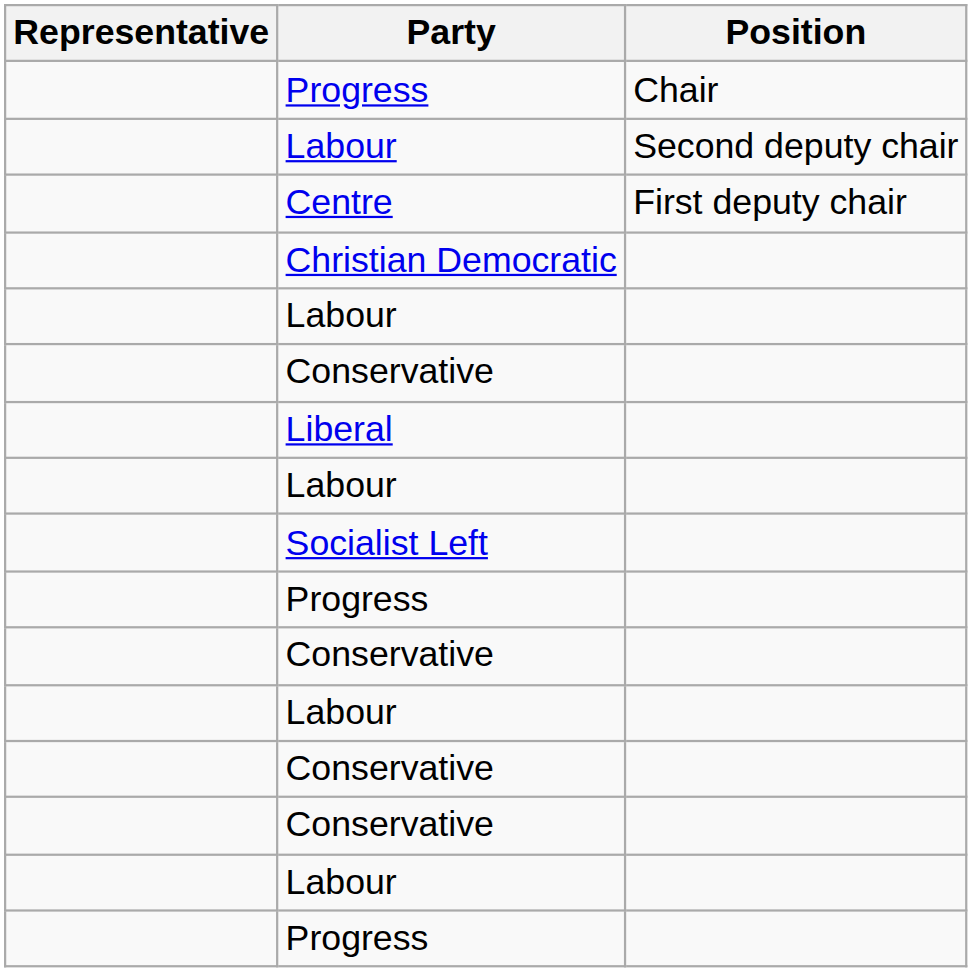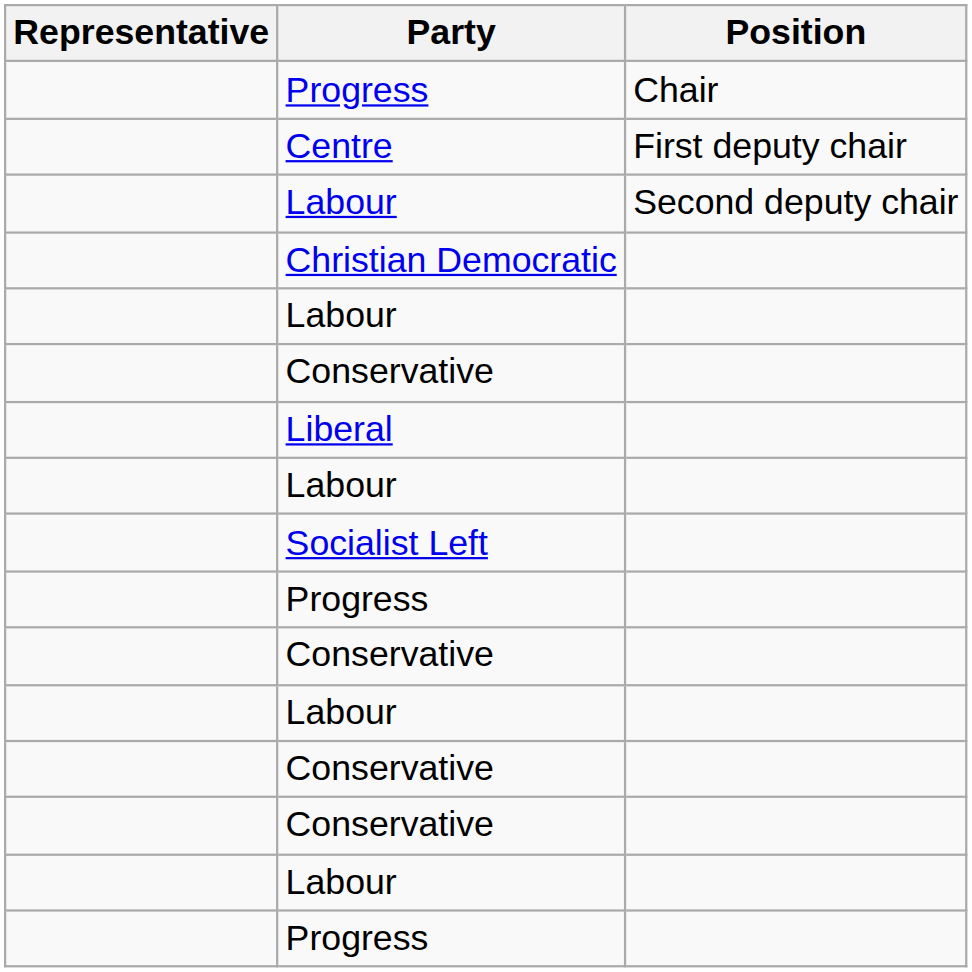rows swapped: (339, 202) <-> (341, 145)
